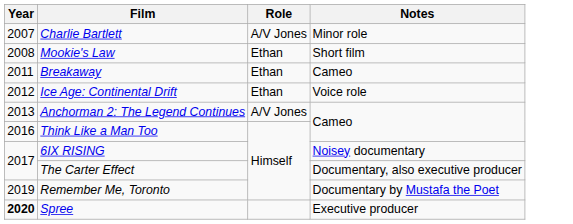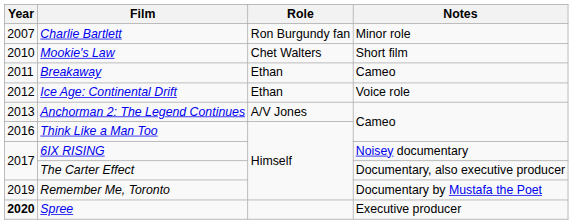(279, 33) A/V Jones -> (300, 33) Ron Burgundy fan
(21, 53) 2008 -> (21, 53) 2010
(267, 53) Ethan -> (286, 53) Chet Walters
